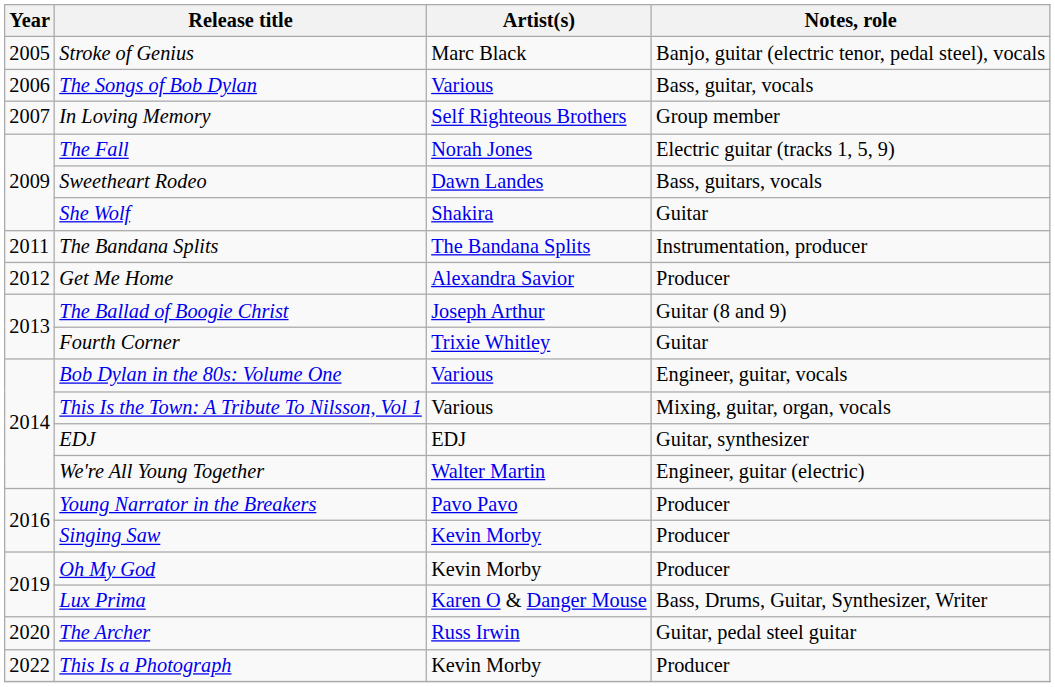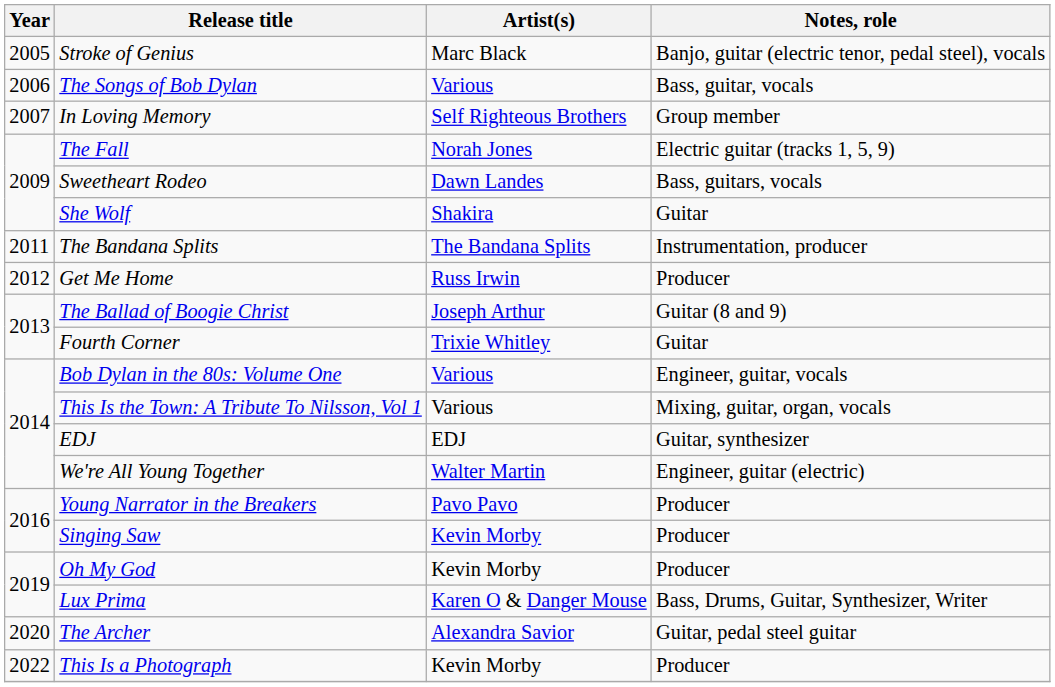(503, 278) Alexandra Savior -> (475, 278) Russ Irwin
(475, 632) Russ Irwin -> (503, 632) Alexandra Savior
